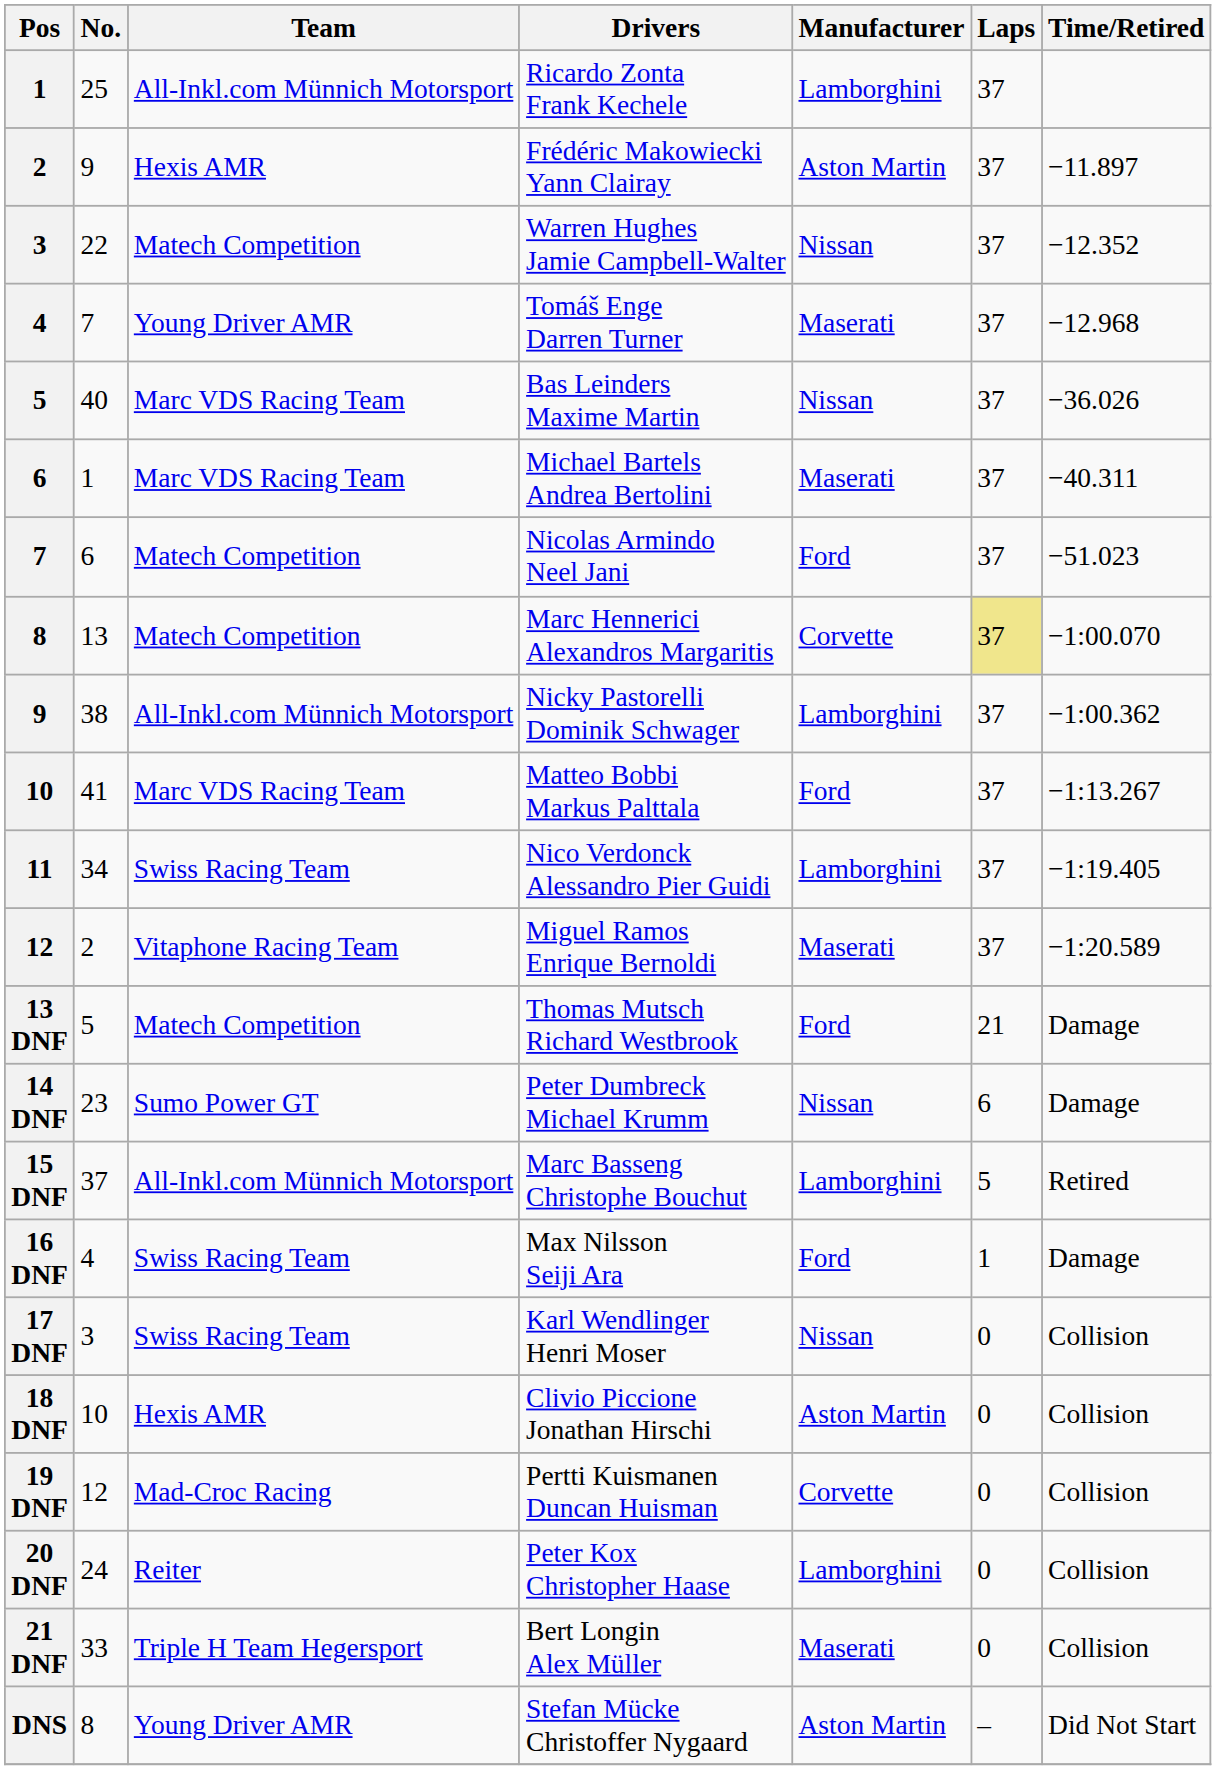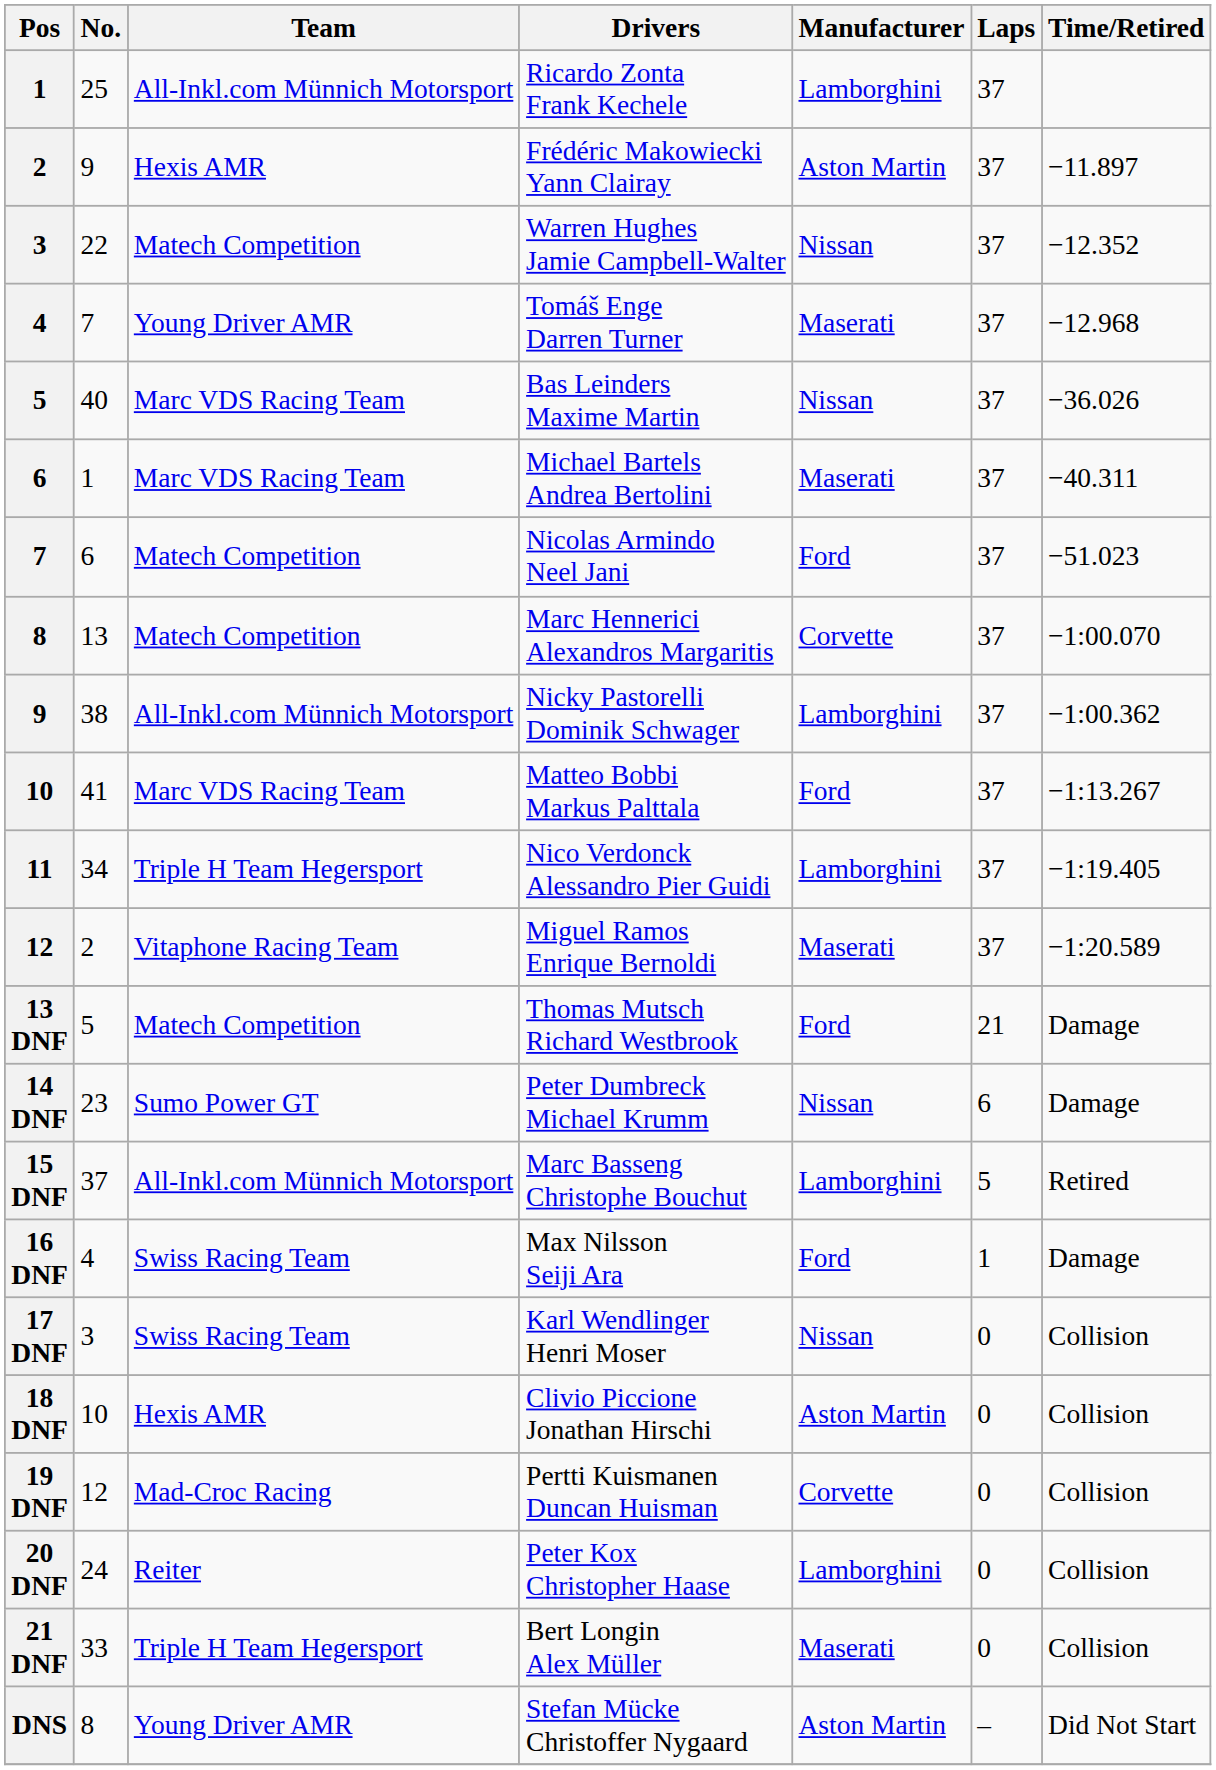(991, 634) khaki background -> (991, 634) no background
(242, 868) Swiss Racing Team -> (278, 868) Triple H Team Hegersport
